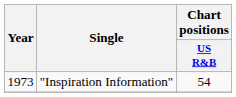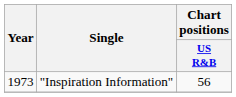(204, 81) 54 -> (204, 81) 56
